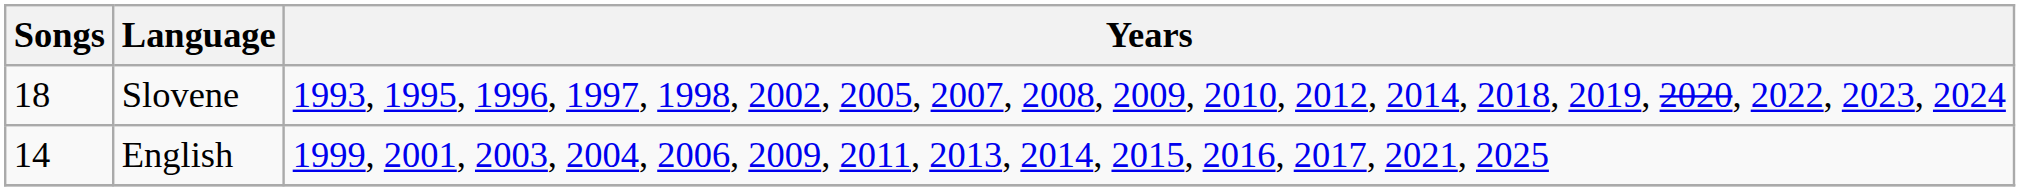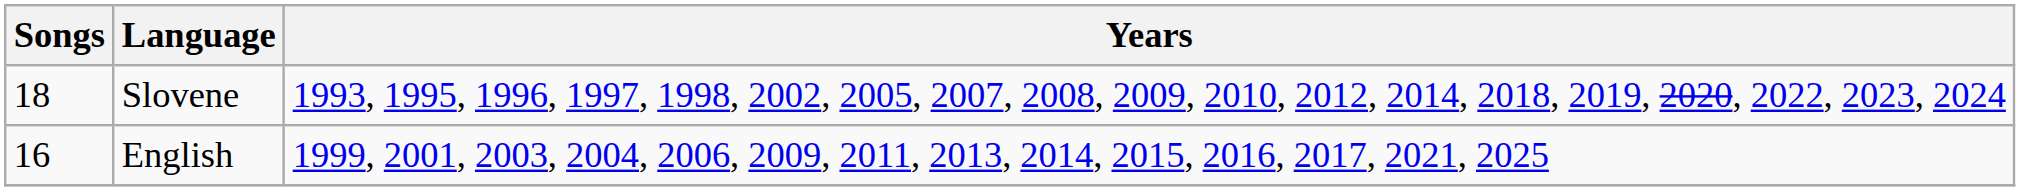(32, 155) 14 -> (32, 155) 16
